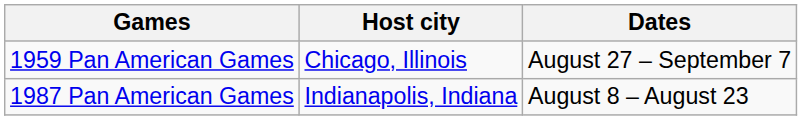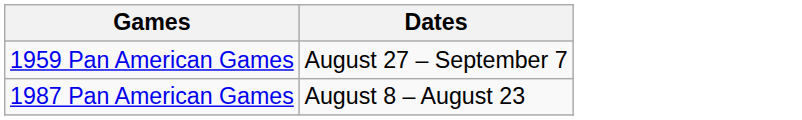- column: (411, 22)
